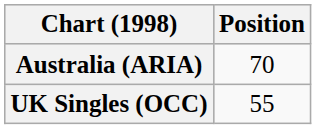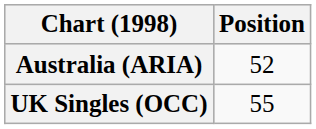(262, 63) 70 -> (262, 63) 52
